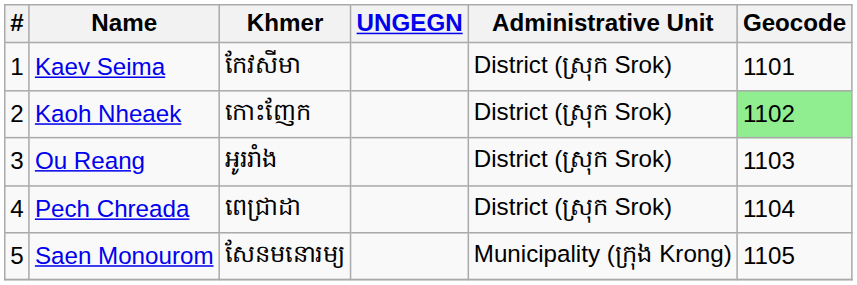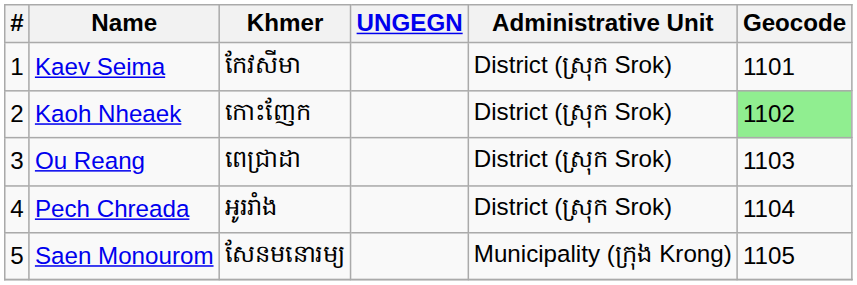(251, 159) អូររាំង -> (262, 159) ពេជ្រាដា
(262, 207) ពេជ្រាដា -> (251, 207) អូររាំង
